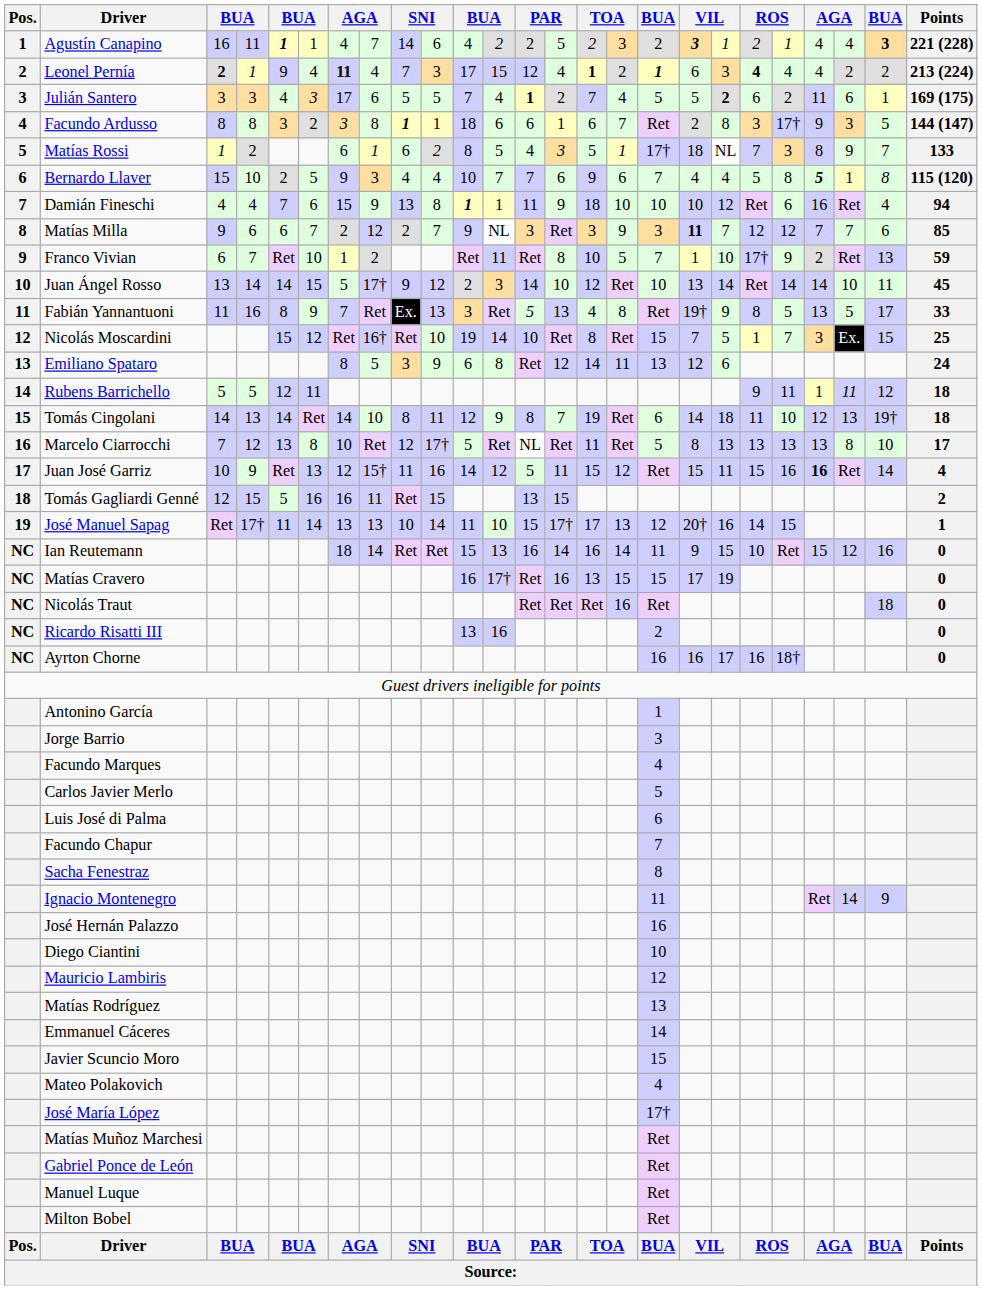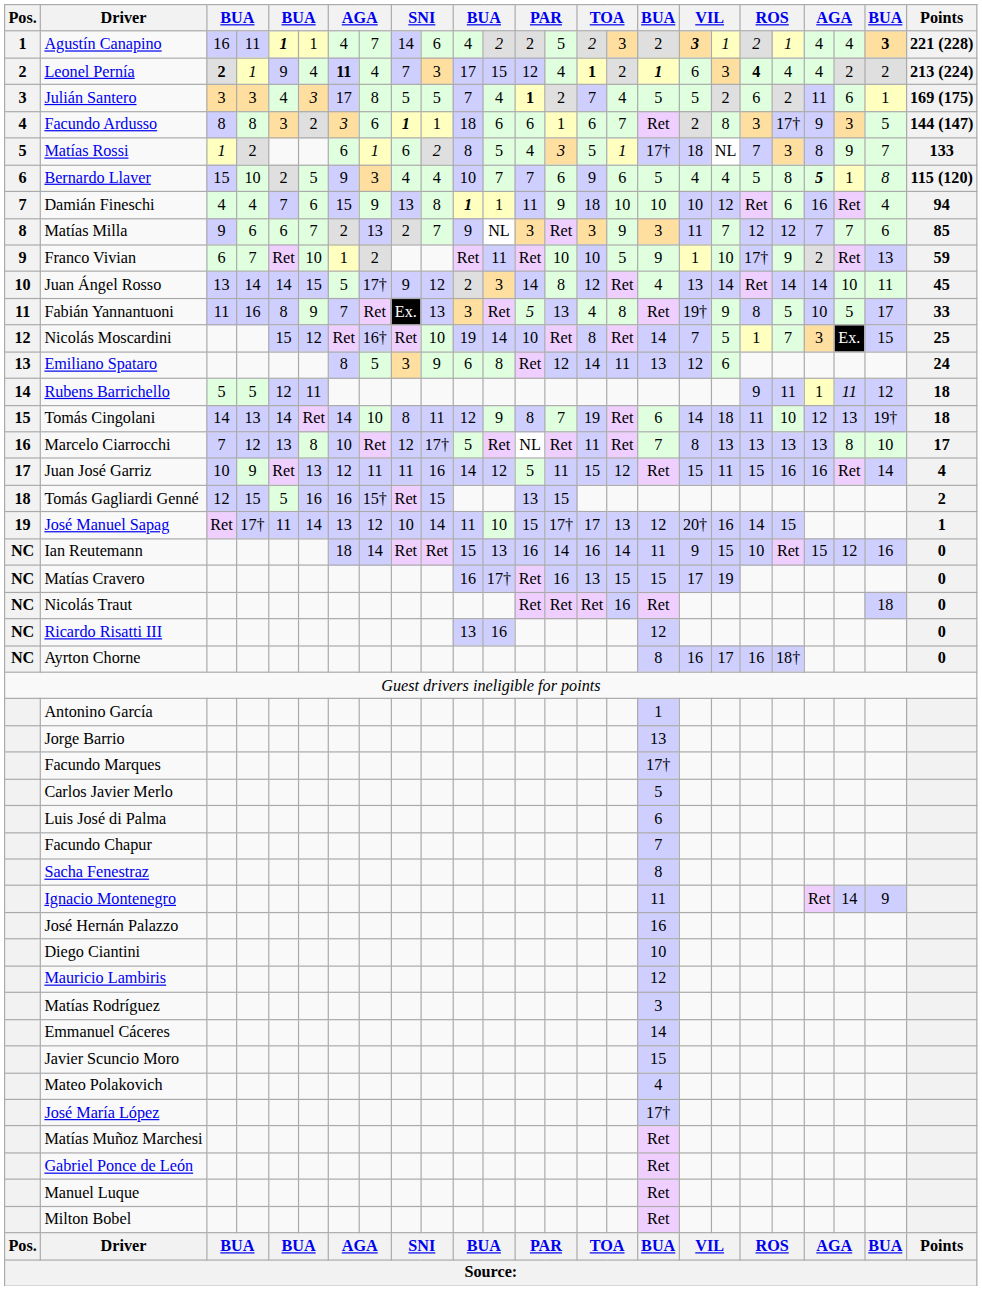(375, 97) 6 -> (375, 97) 8
(726, 97) bold -> (726, 97) normal
(375, 124) 8 -> (375, 124) 6
(658, 177) 7 -> (658, 177) 5
(375, 231) 12 -> (375, 231) 13
(695, 231) bold -> (695, 231) normal
(561, 257) 8 -> (561, 257) 10
(658, 257) 7 -> (658, 257) 9
(561, 284) 10 -> (561, 284) 8
(658, 284) 10 -> (658, 284) 4
(819, 311) 13 -> (819, 311) 10
(658, 337) 15 -> (658, 337) 14
(658, 444) 5 -> (658, 444) 7
(375, 471) 15† -> (375, 471) 11
(819, 471) bold -> (819, 471) normal
(375, 498) 11 -> (375, 498) 15†
(375, 524) 13 -> (375, 524) 12
(658, 631) 2 -> (658, 631) 12
(658, 658) 16 -> (658, 658) 8
(658, 738) 3 -> (658, 738) 13
(658, 765) 4 -> (658, 765) 17†
(658, 1005) 13 -> (658, 1005) 3
